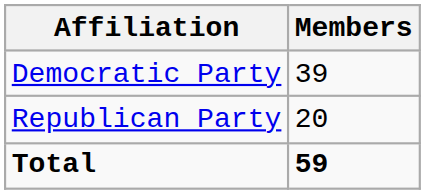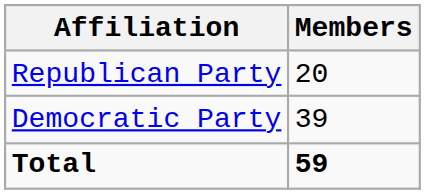rows swapped: (147, 74) <-> (147, 119)
